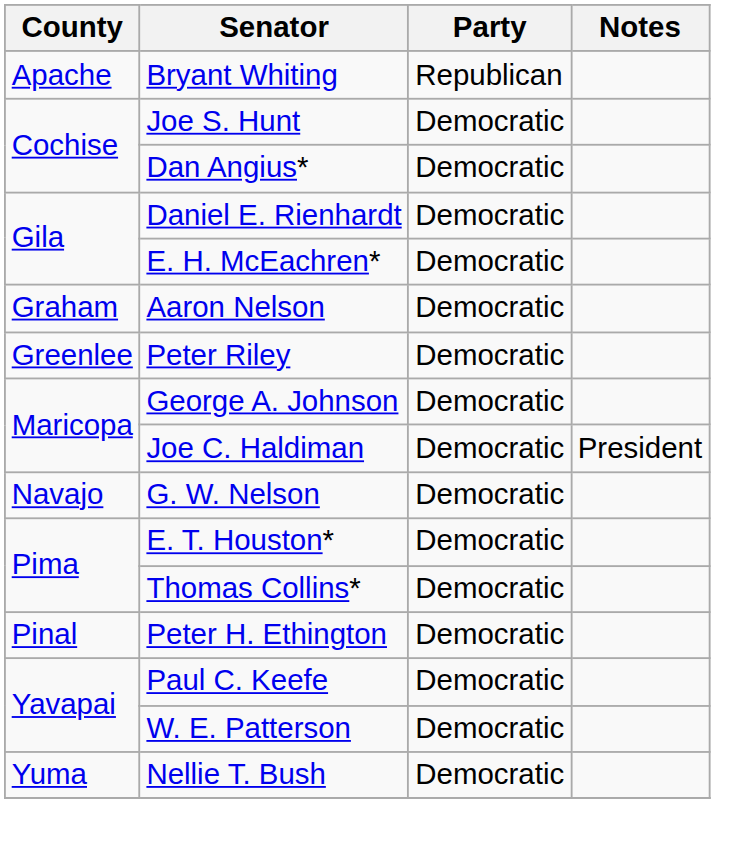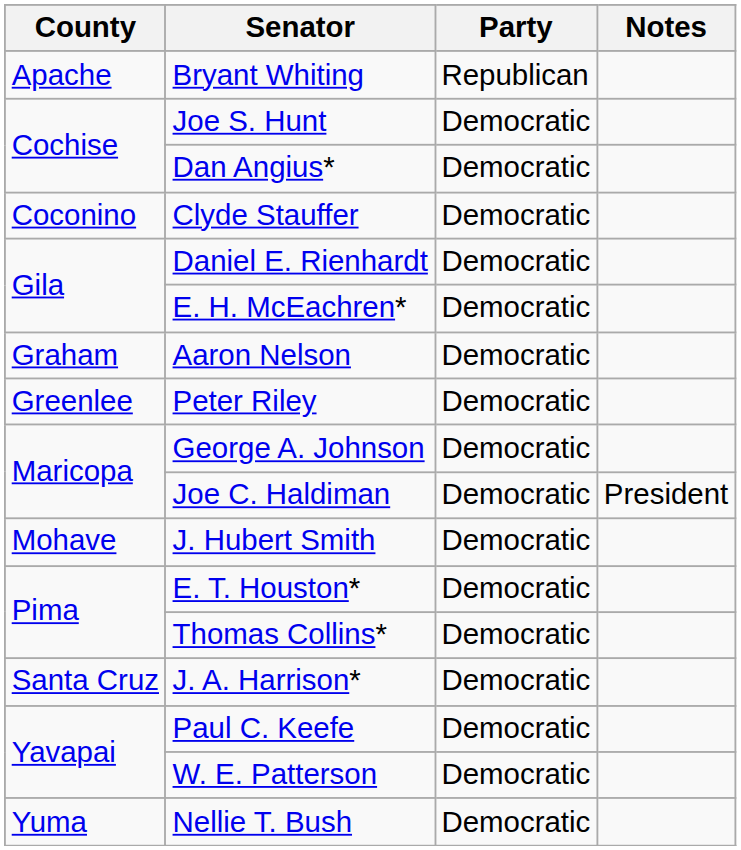+ row: (266, 214)
+ row: (274, 541)
- row: (233, 494)
- row: (267, 634)
+ row: (267, 681)
